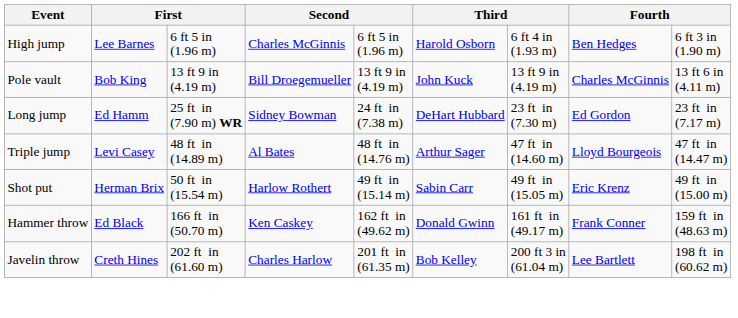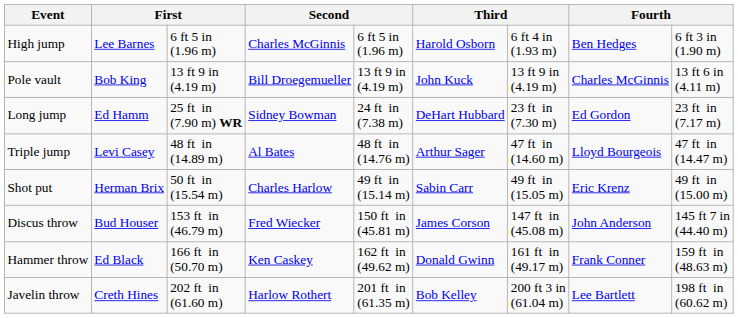(290, 187) Harlow Rothert -> (290, 187) Charles Harlow
+ row: (43, 223)
(290, 259) Charles Harlow -> (290, 295) Harlow Rothert
